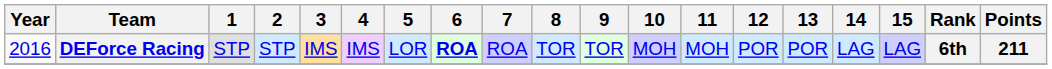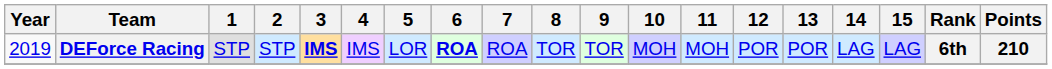(30, 49) 2016 -> (30, 49) 2019
(321, 49) normal -> (321, 49) bold
(1013, 49) 211 -> (1013, 49) 210
